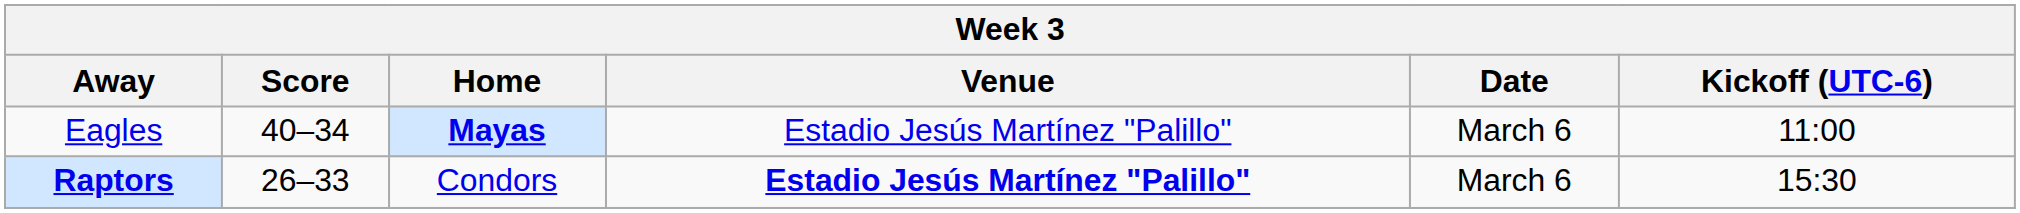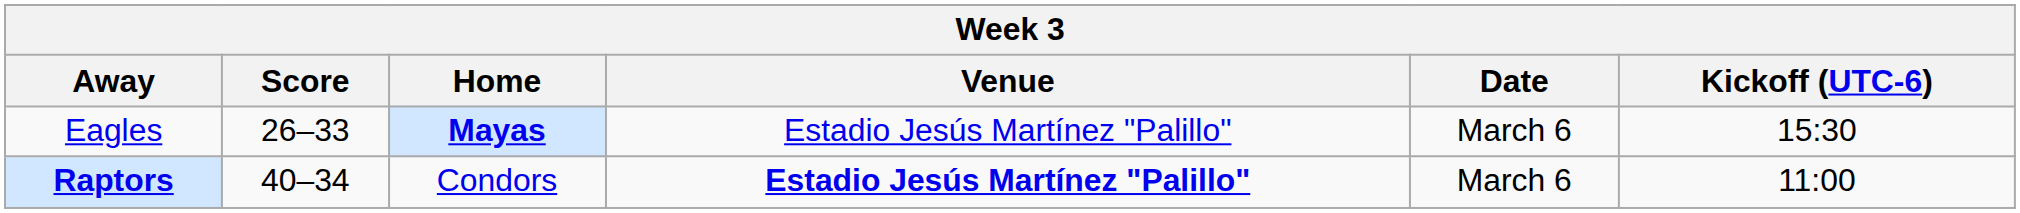(305, 130) 40–34 -> (305, 130) 26–33
(1817, 130) 11:00 -> (1817, 130) 15:30
(305, 181) 26–33 -> (305, 181) 40–34
(1817, 181) 15:30 -> (1817, 181) 11:00
